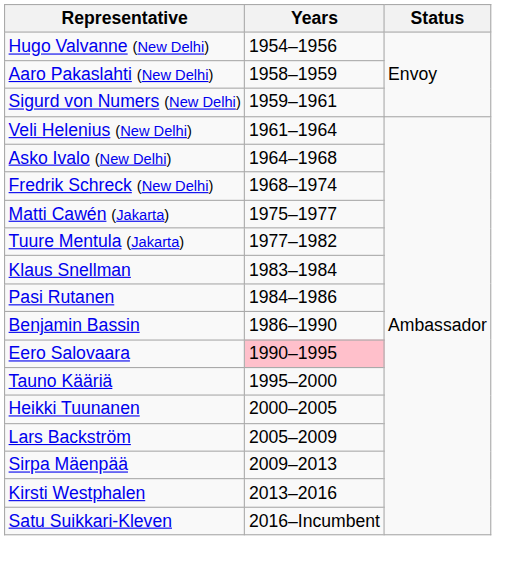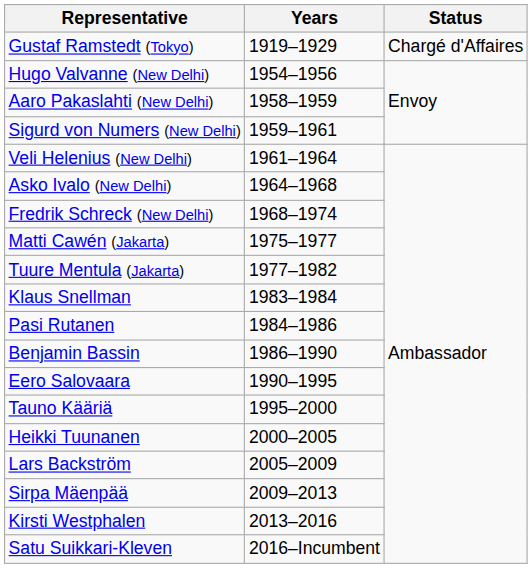+ row: (101, 46)
(293, 353) pink background -> (293, 381) no background
